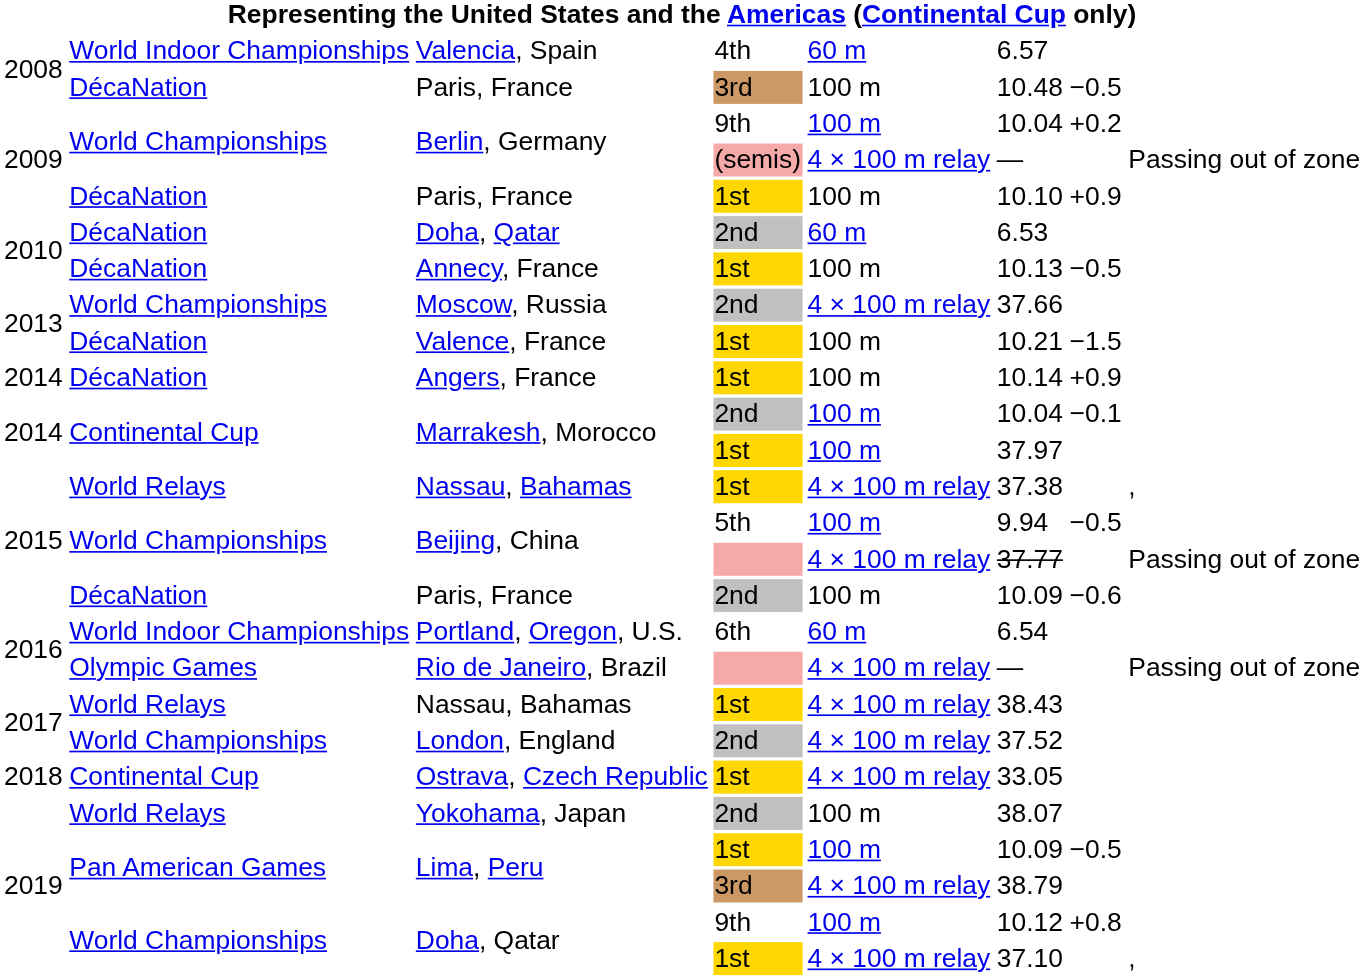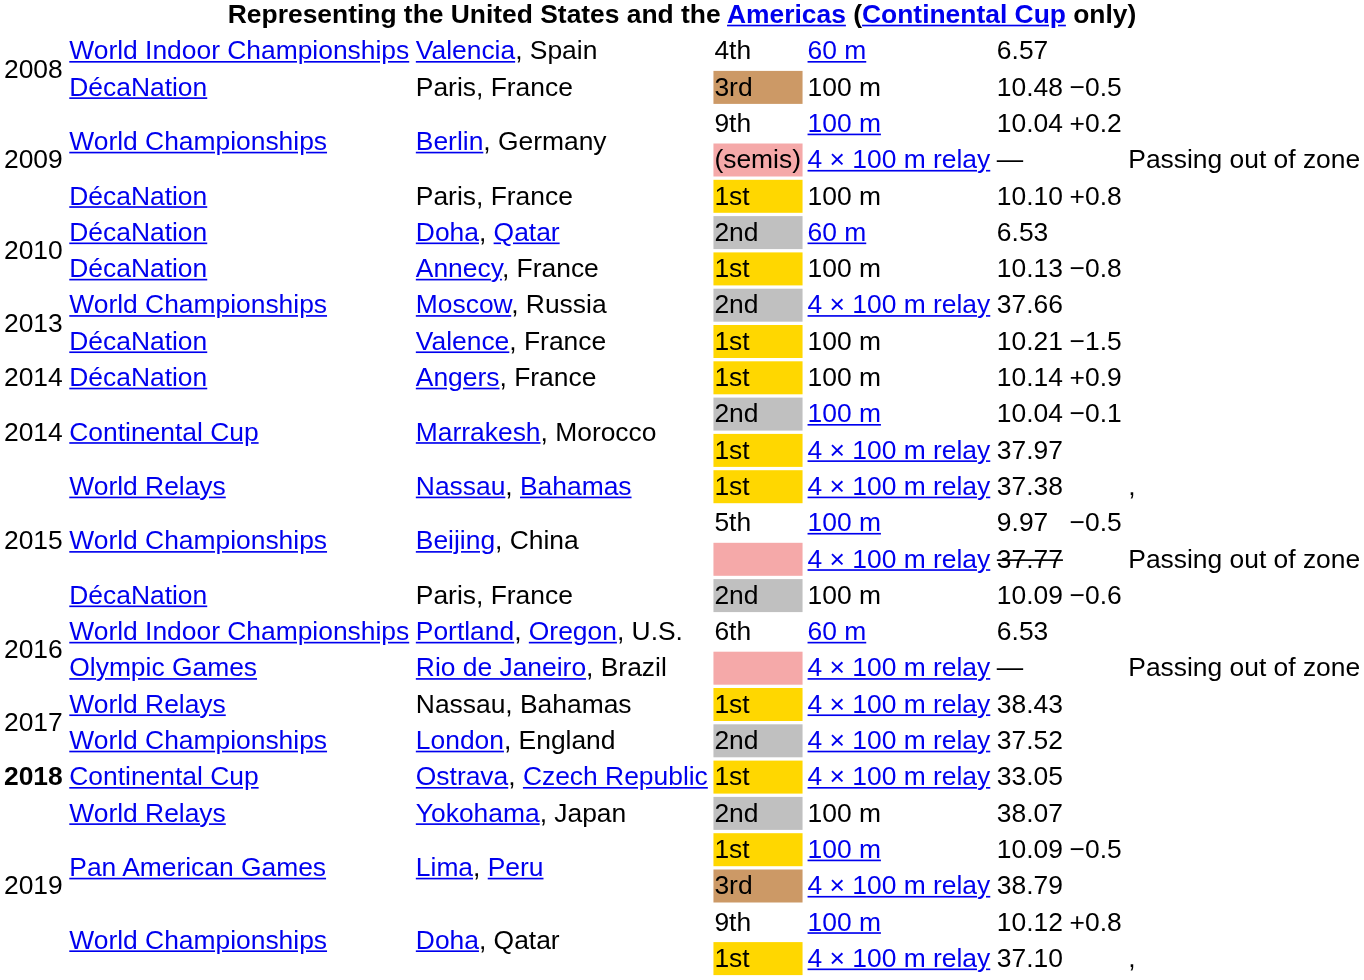(1096, 195) +0.9 -> (1096, 195) +0.8
(1096, 268) −0.5 -> (1096, 268) −0.8
(844, 450) 100 m -> (899, 450) 4 × 100 m relay
(1023, 522) 9.94 -> (1023, 522) 9.97
(1023, 631) 6.54 -> (1023, 631) 6.53
(33, 776) normal -> (33, 776) bold
